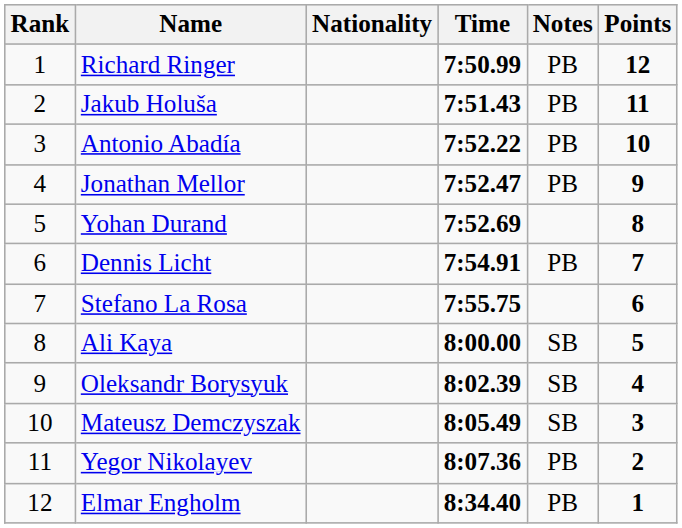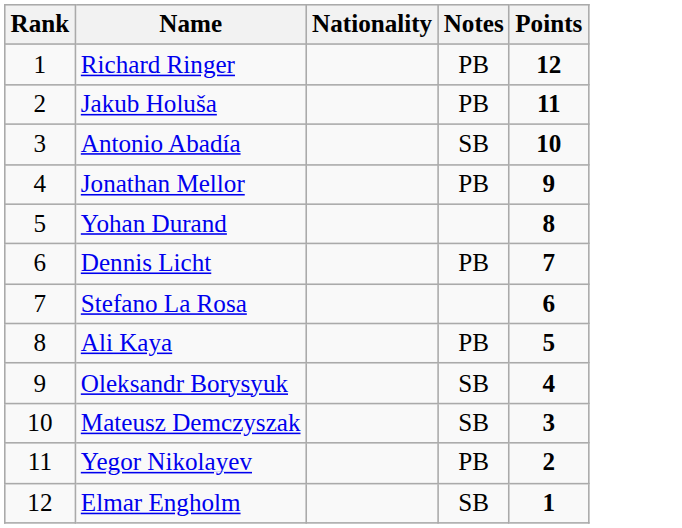- column: (482, 24)
(563, 143) PB -> (474, 143) SB
(563, 343) SB -> (474, 343) PB
(563, 502) PB -> (474, 502) SB
